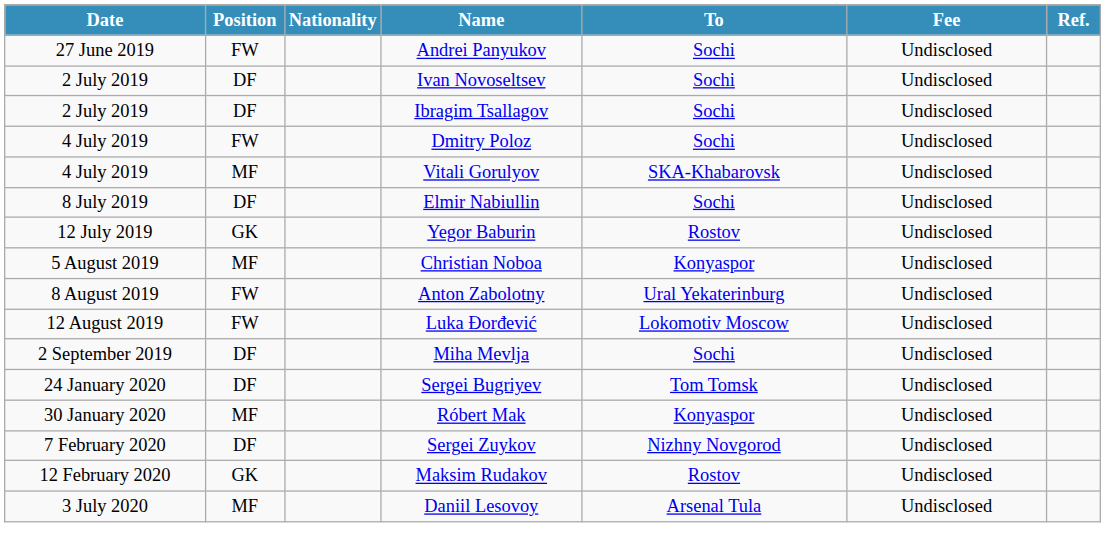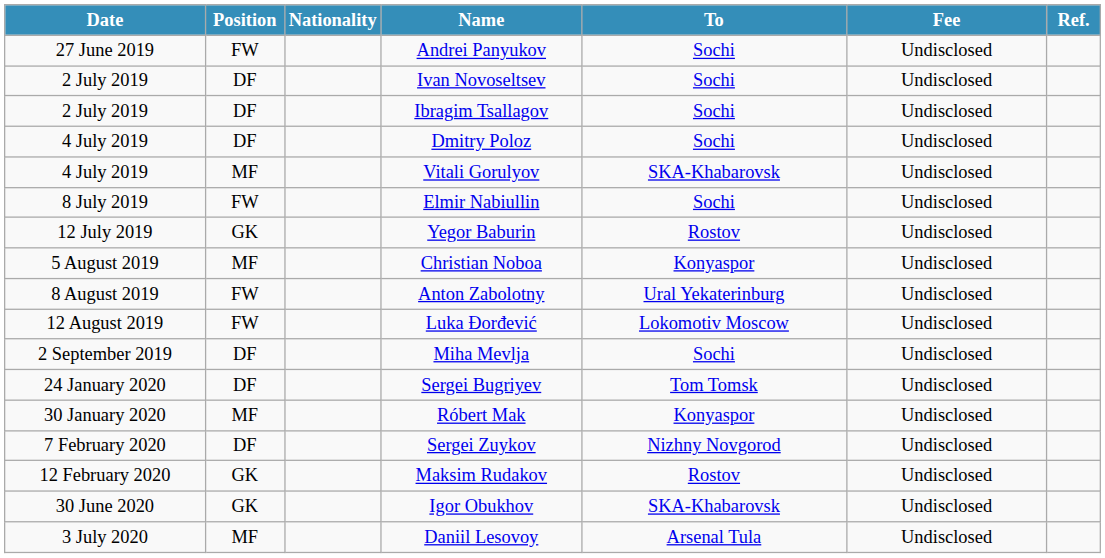(245, 141) FW -> (245, 141) DF
(245, 202) DF -> (245, 202) FW
+ row: (481, 506)
